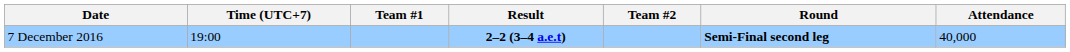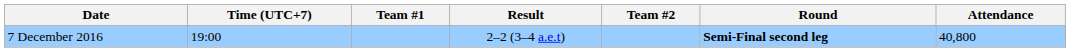(526, 36) bold -> (526, 36) normal
(958, 36) 40,000 -> (957, 36) 40,800
